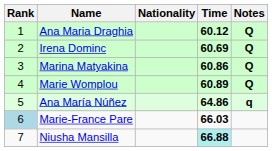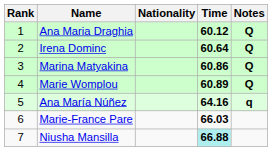(214, 48) 60.69 -> (214, 48) 60.64
(214, 102) 64.86 -> (214, 102) 64.16
(21, 119) lightblue background -> (21, 119) no background
